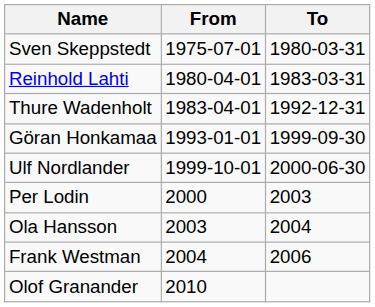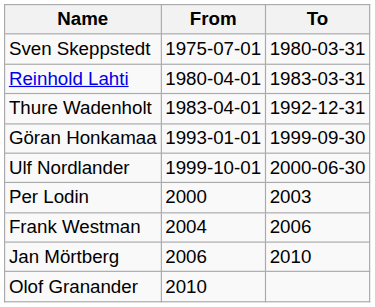- row: (63, 227)
+ row: (64, 256)
